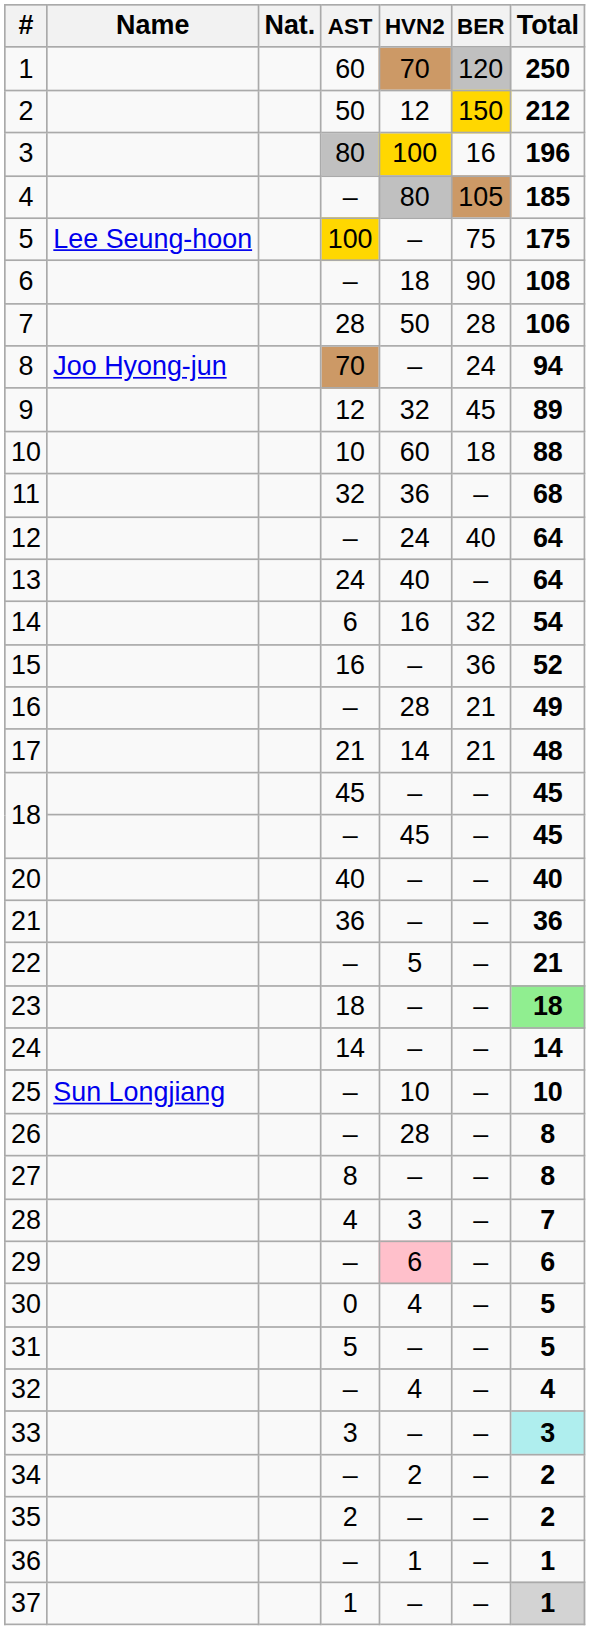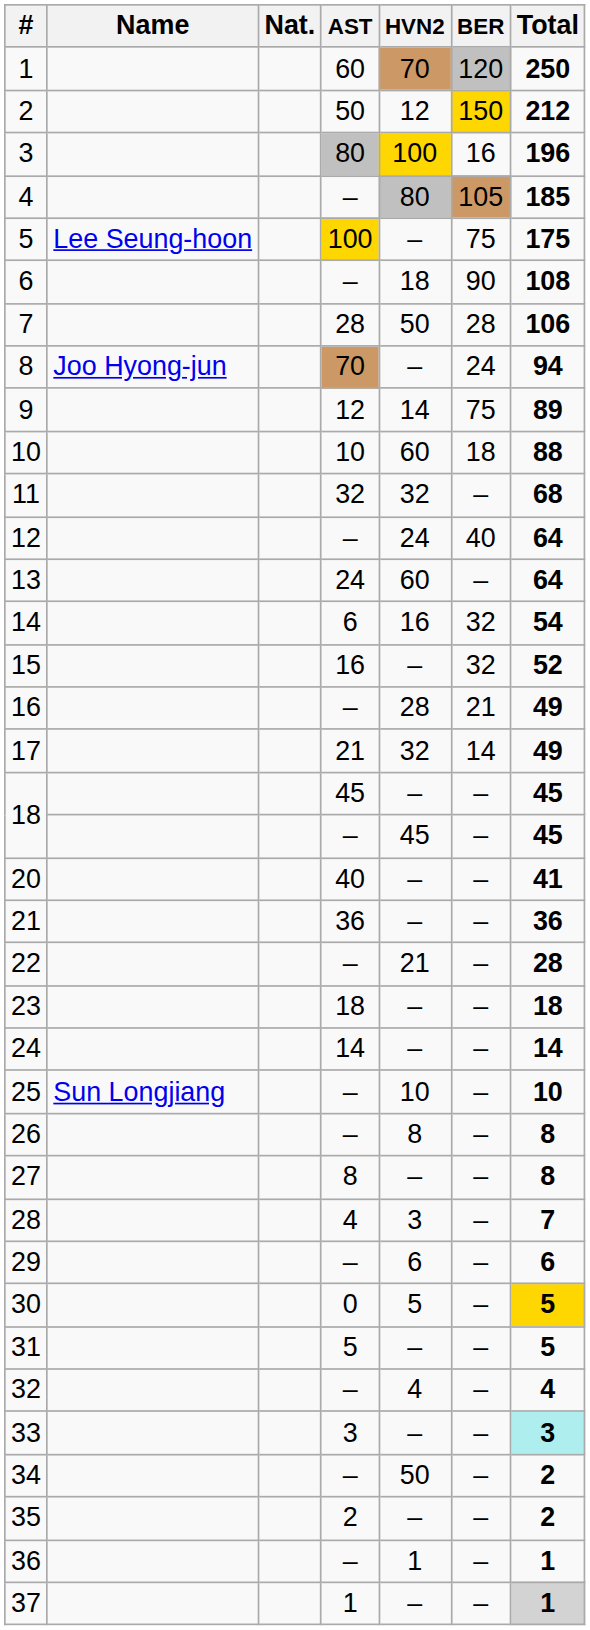(415, 409) 32 -> (415, 409) 14
(481, 409) 45 -> (481, 409) 75
(415, 494) 36 -> (415, 494) 32
(415, 580) 40 -> (415, 580) 60
(481, 665) 36 -> (481, 665) 32
(415, 750) 14 -> (415, 750) 32
(481, 750) 21 -> (481, 750) 14
(548, 750) 48 -> (548, 750) 49
(548, 878) 40 -> (548, 878) 41
(415, 963) 5 -> (415, 963) 21
(548, 963) 21 -> (548, 963) 28
(548, 1006) lightgreen background -> (548, 1006) no background
(415, 1134) 28 -> (415, 1134) 8
(415, 1262) pink background -> (415, 1262) no background
(415, 1304) 4 -> (415, 1304) 5
(548, 1304) no background -> (548, 1304) gold background
(415, 1475) 2 -> (415, 1475) 50
